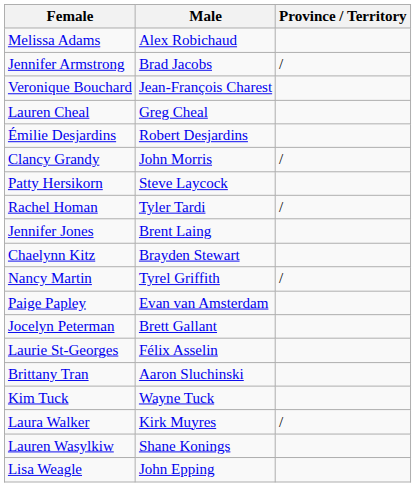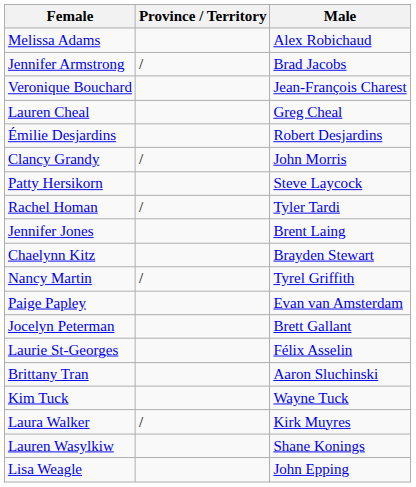columns swapped: (206, 16) <-> (343, 16)
